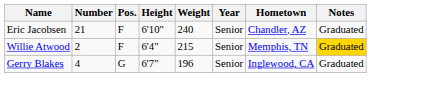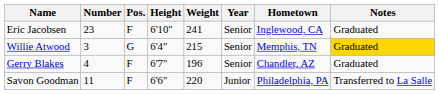(80, 30) 21 -> (89, 30) 23
(185, 30) 240 -> (194, 30) 241
(277, 30) Chandler, AZ -> (290, 30) Inglewood, CA
(77, 47) 2 -> (86, 47) 3
(121, 47) F -> (130, 47) G
(122, 64) G -> (130, 64) F
(281, 64) Inglewood, CA -> (286, 64) Chandler, AZ
+ row: (43, 81)
